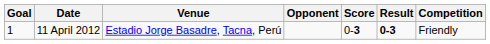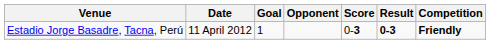columns swapped: (19, 13) <-> (193, 13)
(438, 30) normal -> (440, 30) bold
